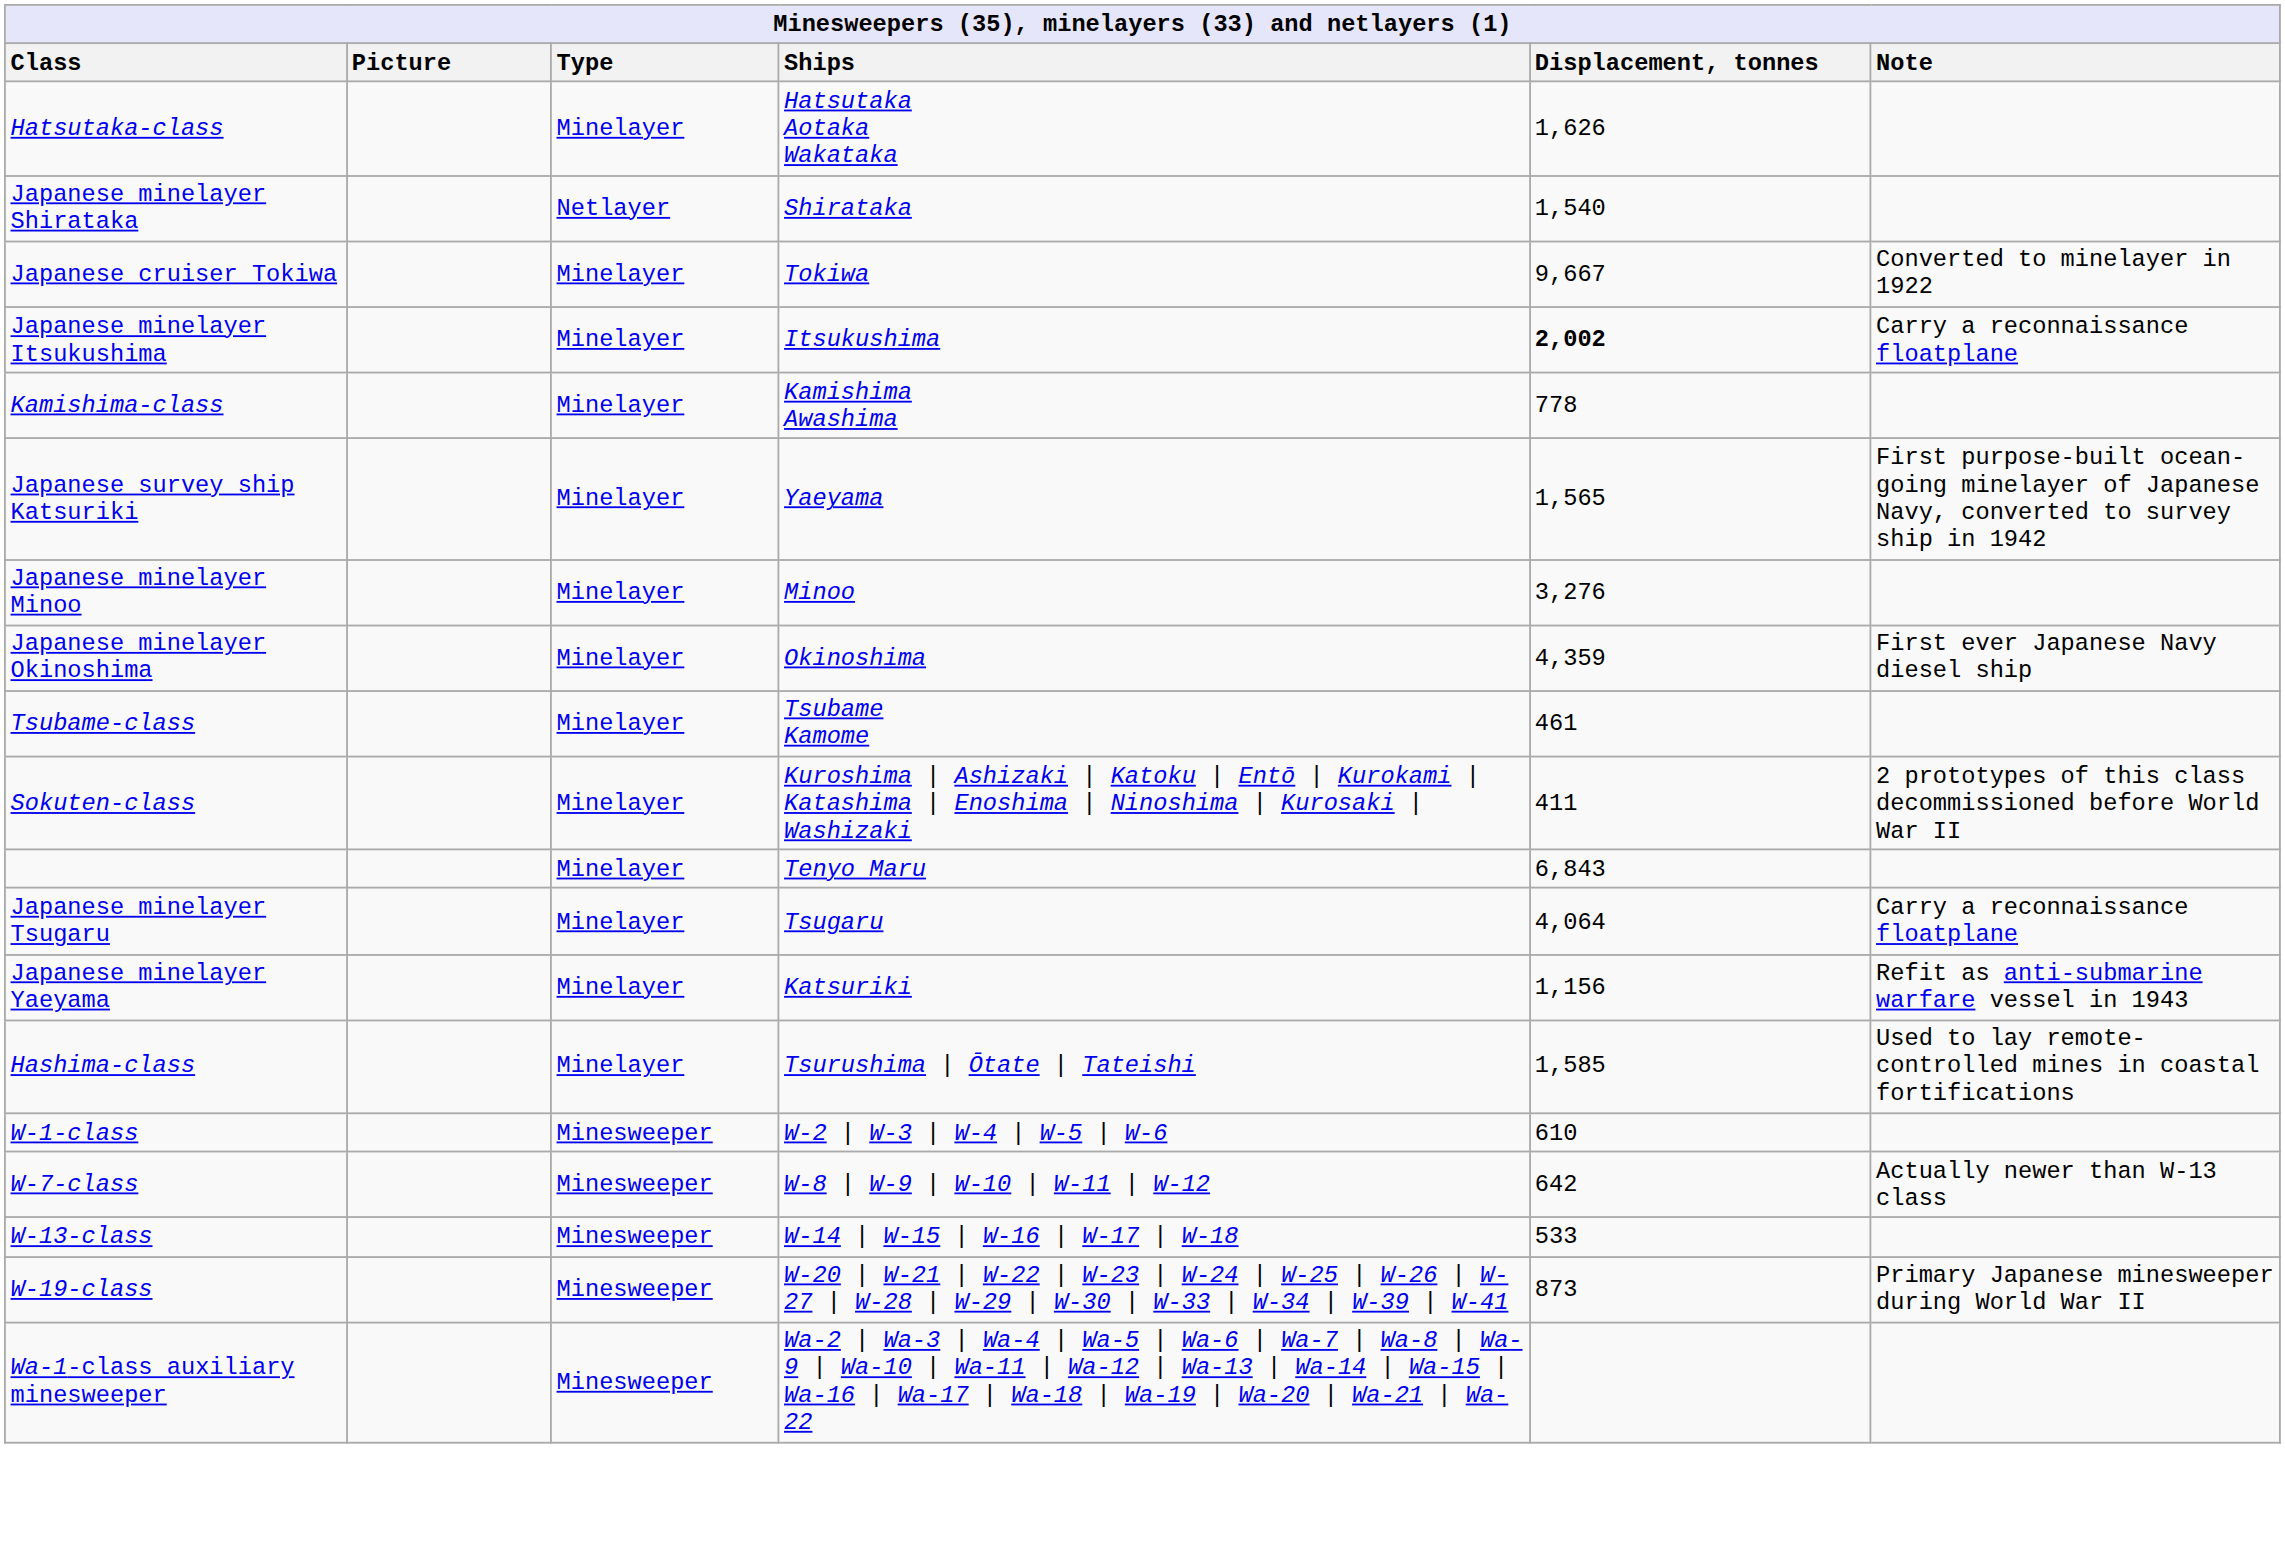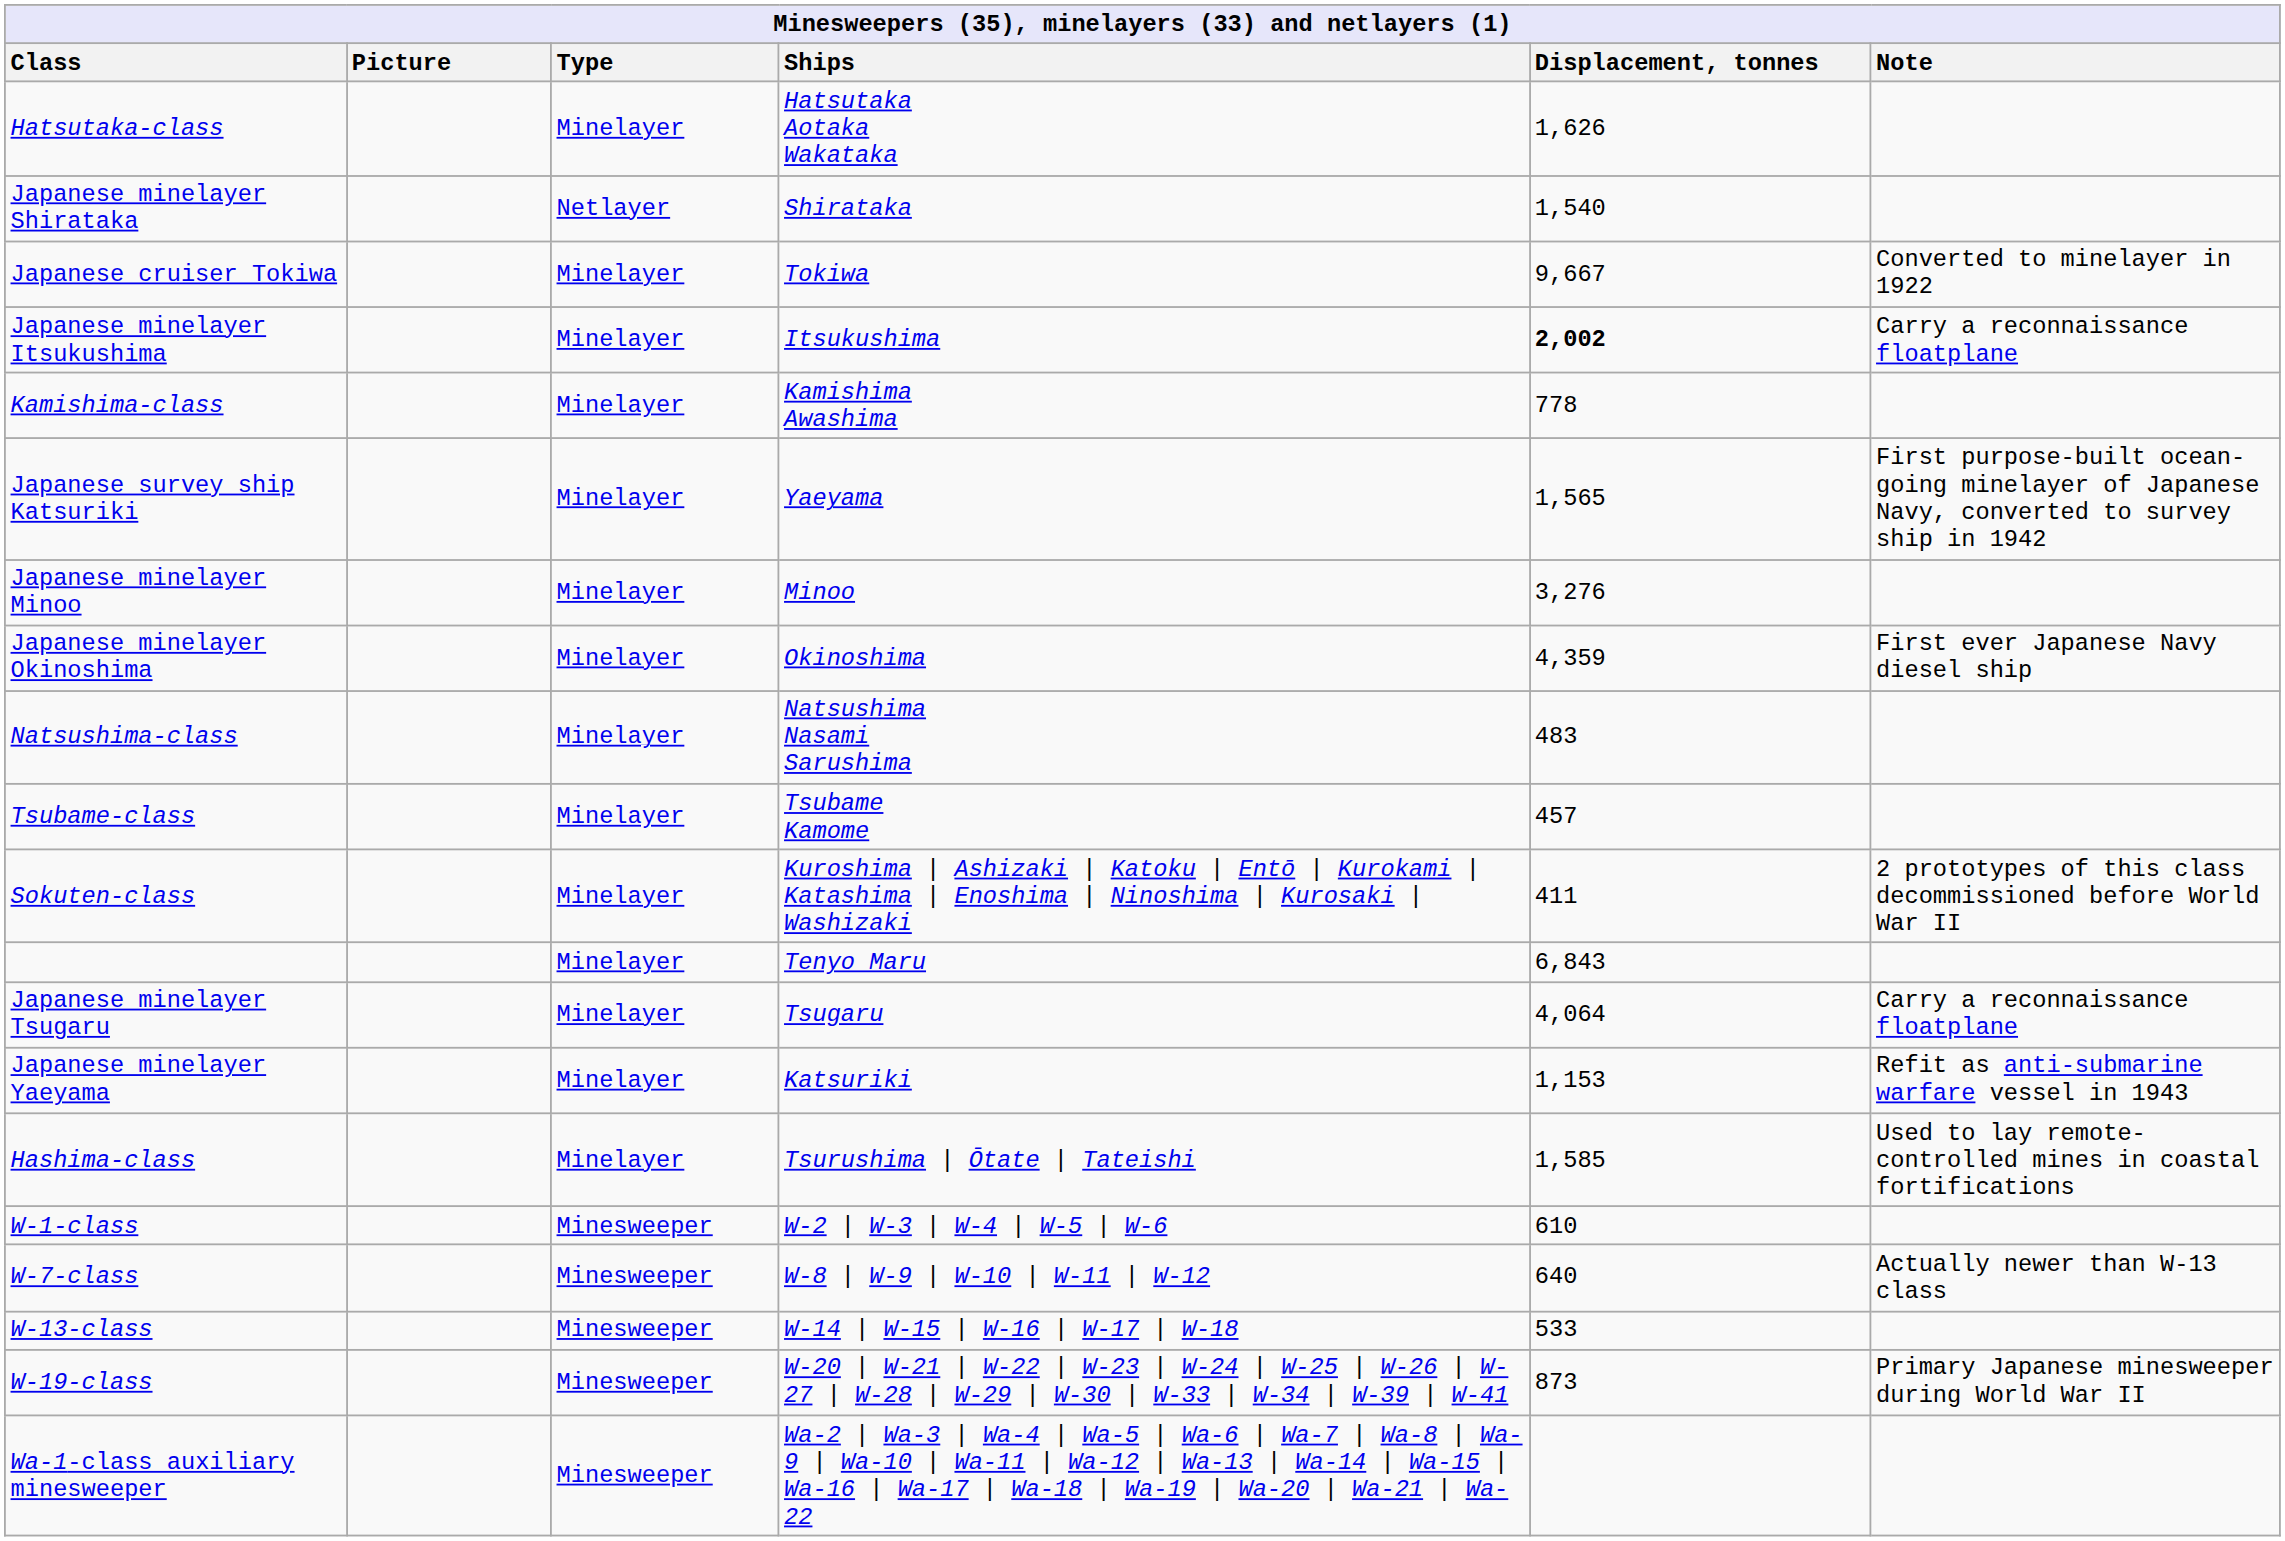+ row: (124, 737)
(1556, 724) 461 -> (1556, 817) 457
(1570, 987) 1,156 -> (1570, 1080) 1,153
(1556, 1185) 642 -> (1556, 1278) 640
